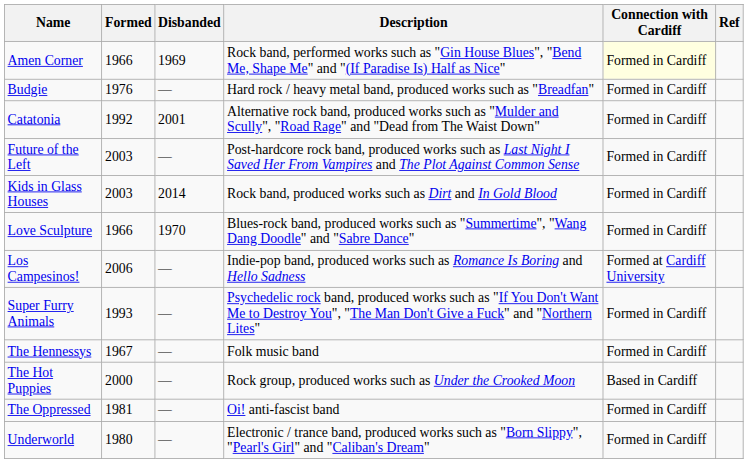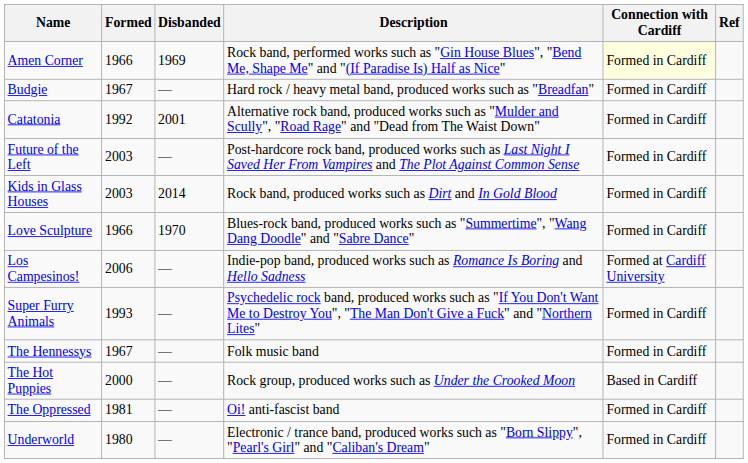(119, 90) 1976 -> (119, 90) 1967
